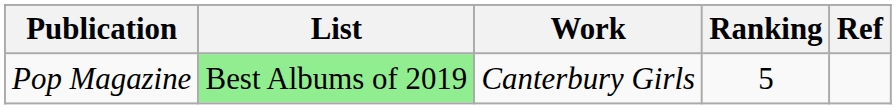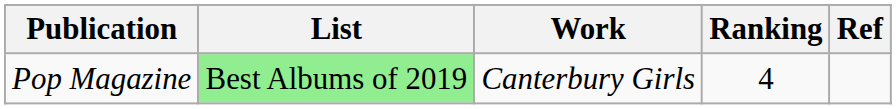(766, 77) 5 -> (766, 77) 4
